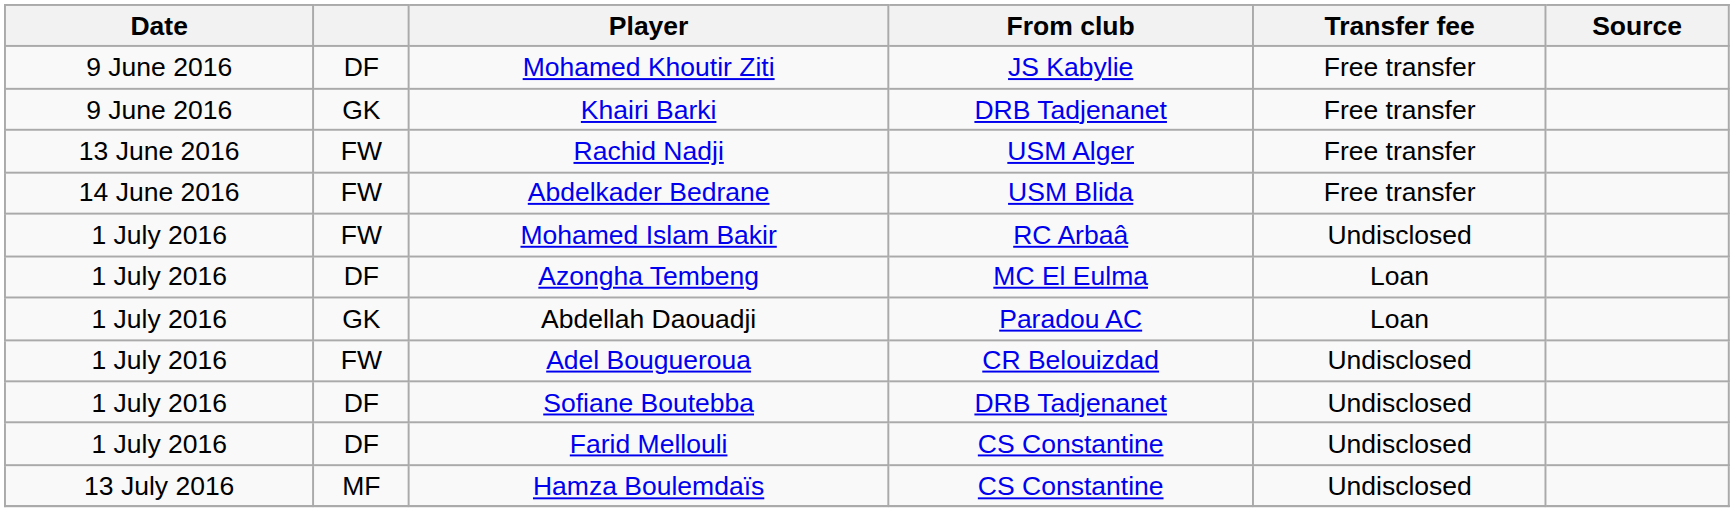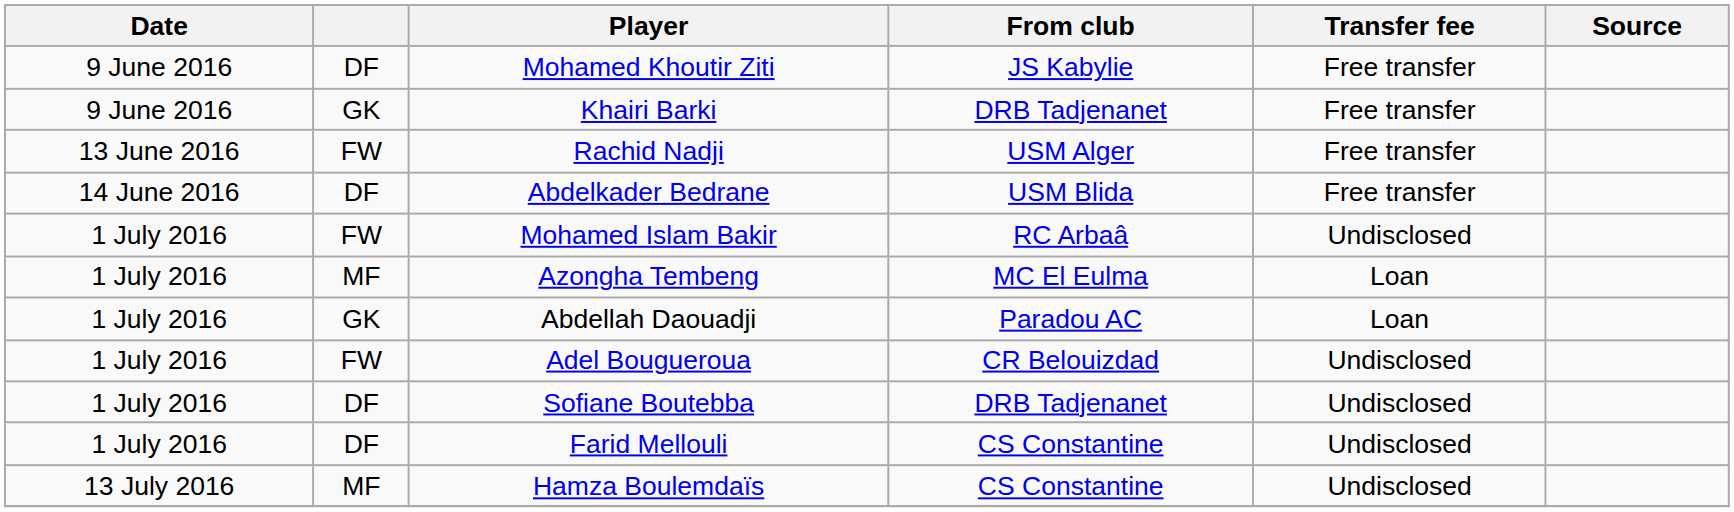(361, 193) FW -> (361, 193) DF
(361, 276) DF -> (361, 276) MF
